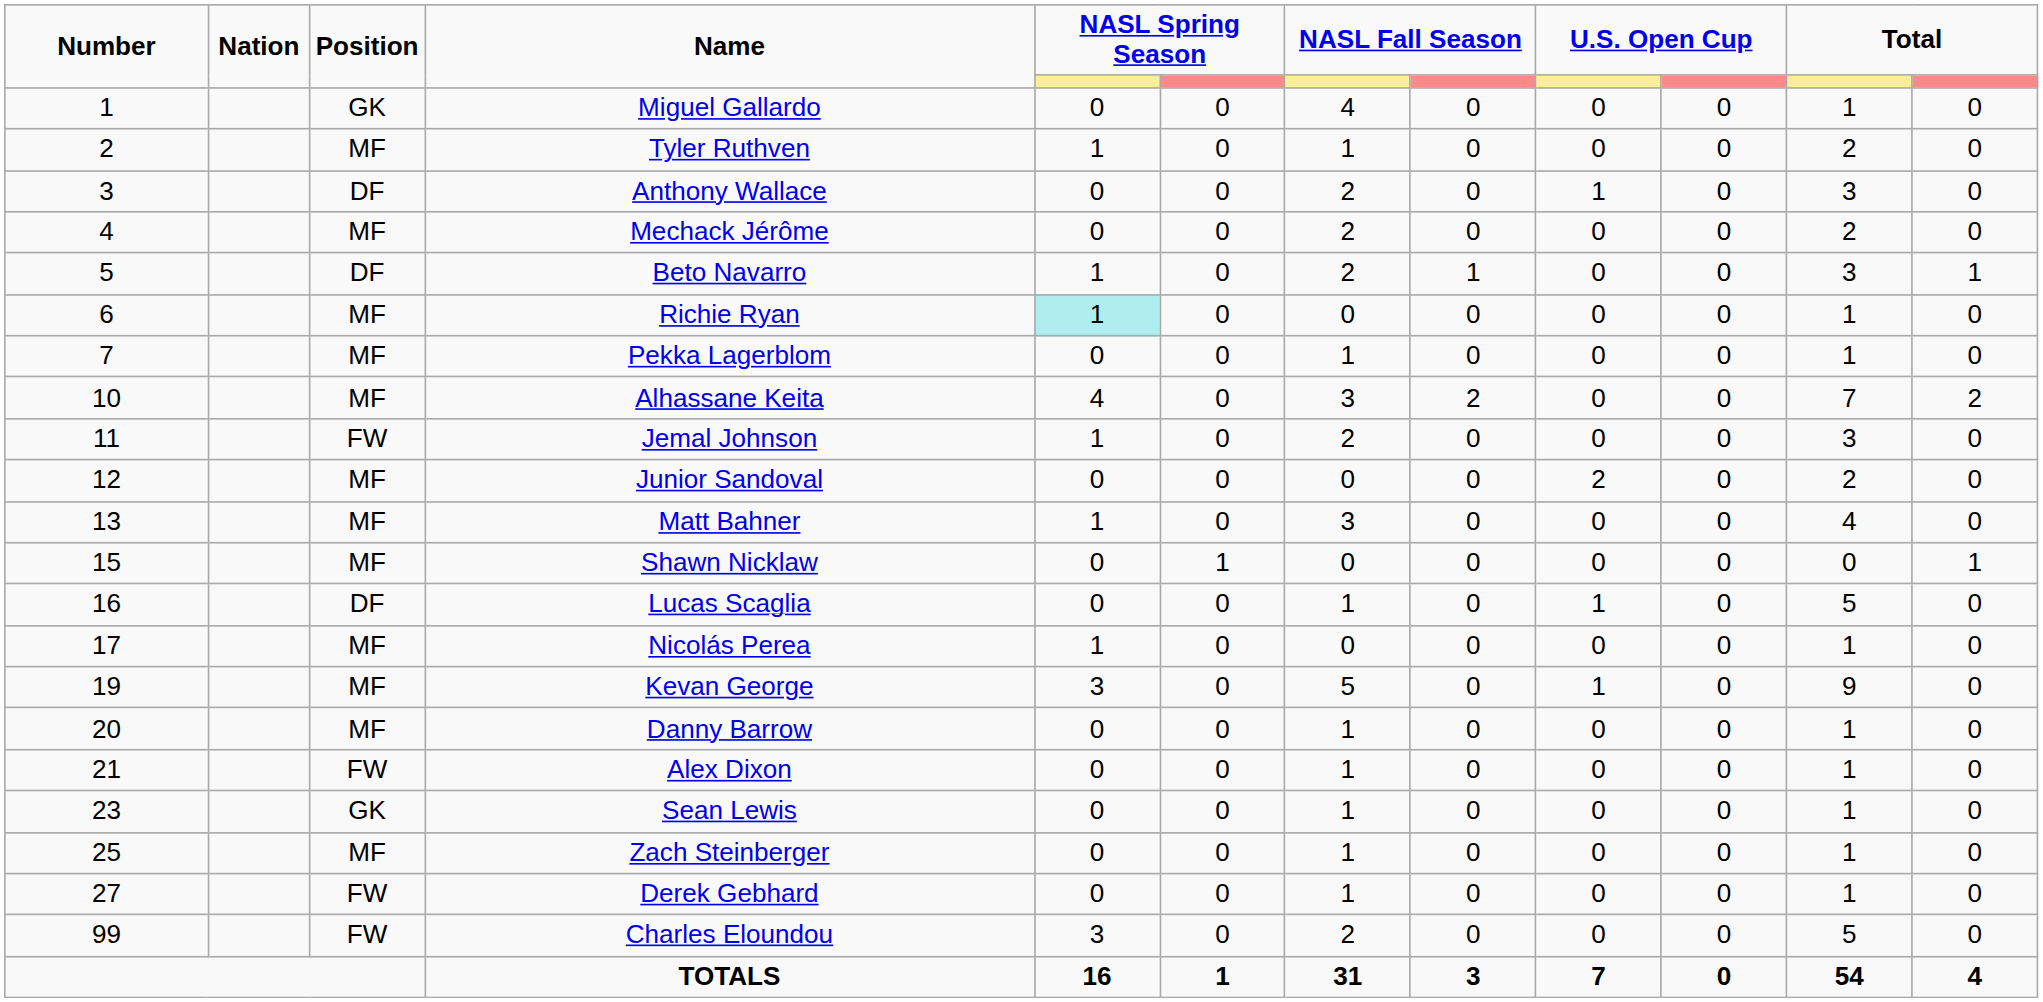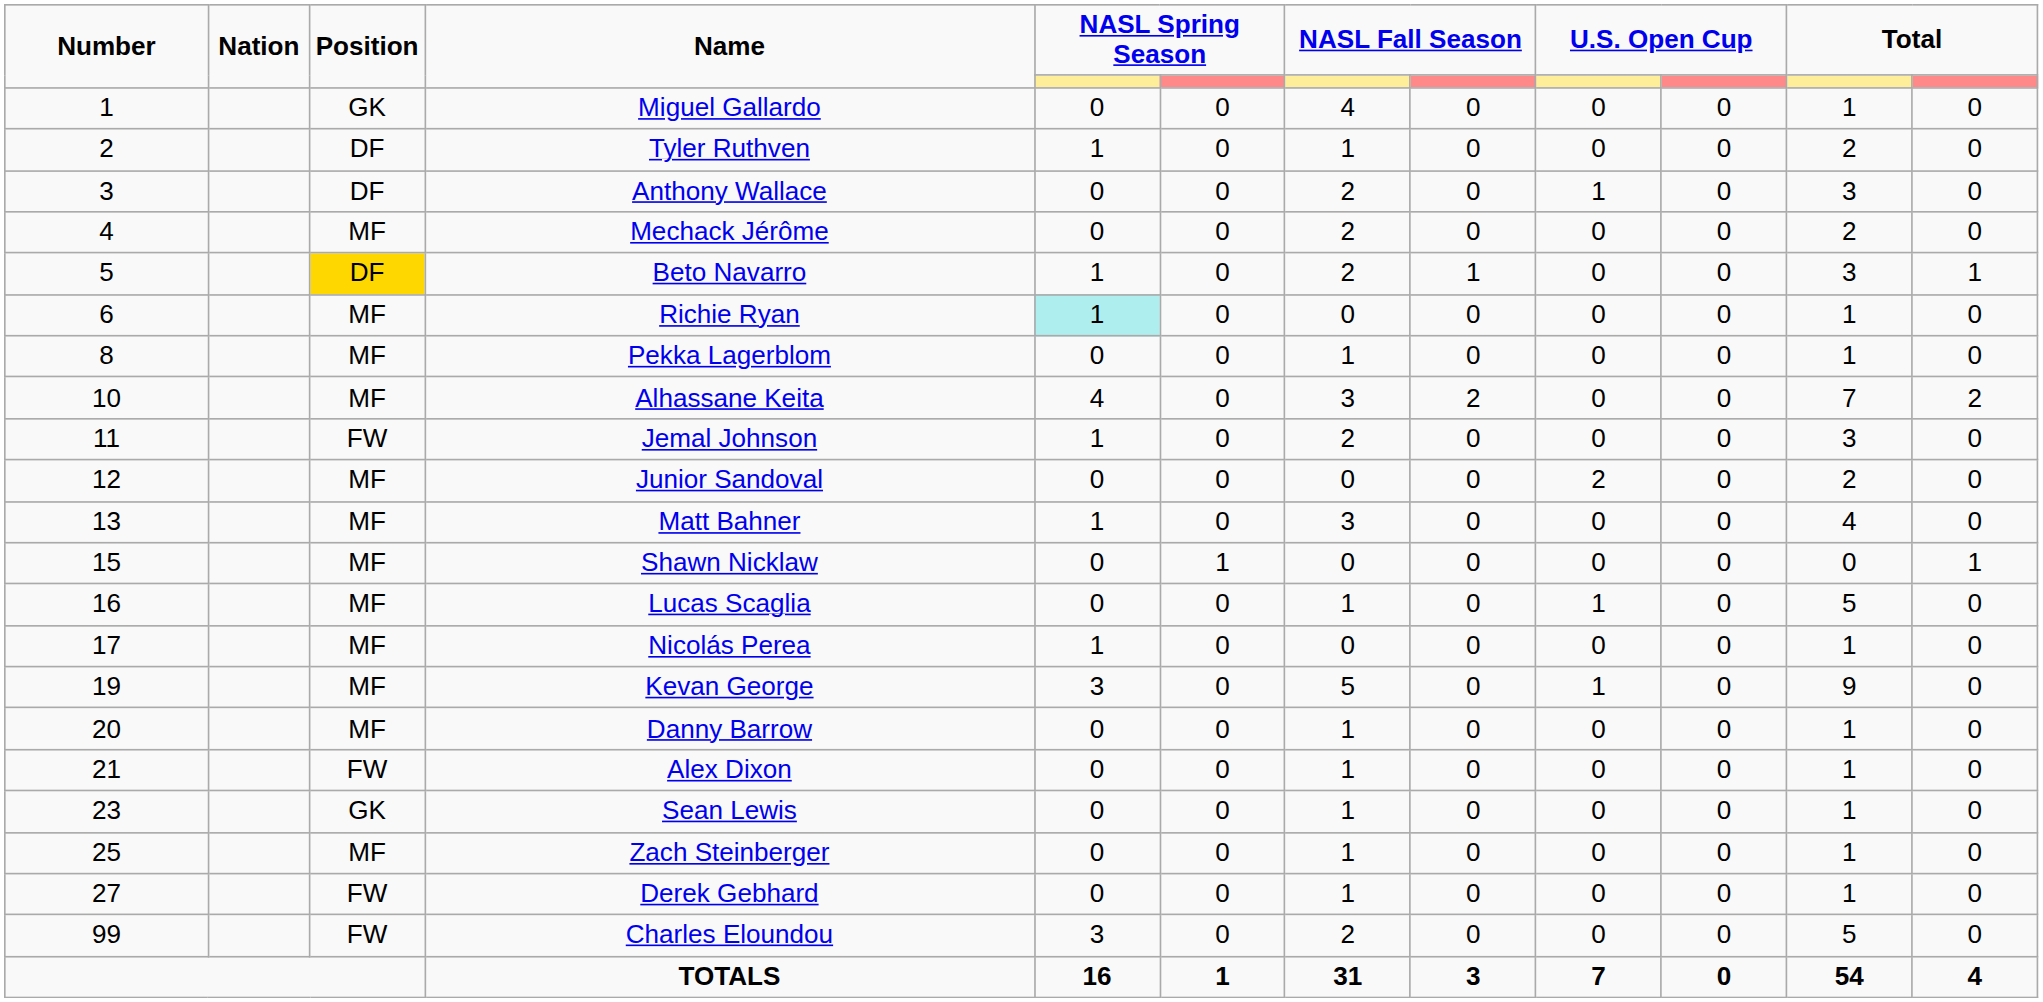(367, 149) MF -> (367, 149) DF
(367, 273) no background -> (367, 273) gold background
(106, 356) 7 -> (106, 356) 8
(367, 604) DF -> (367, 604) MF
